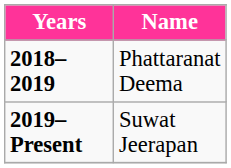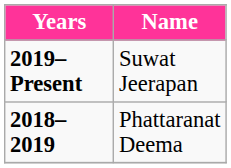rows swapped: (38, 70) <-> (46, 132)
